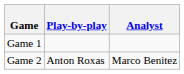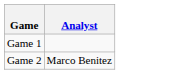- column: (77, 25)
